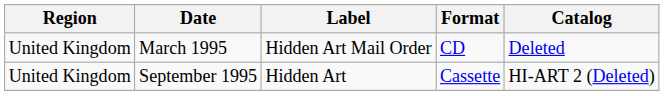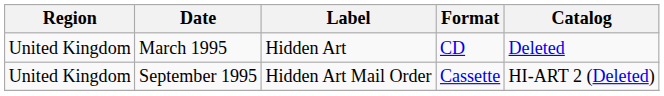(349, 47) Hidden Art Mail Order -> (306, 47) Hidden Art
(306, 76) Hidden Art -> (349, 76) Hidden Art Mail Order
